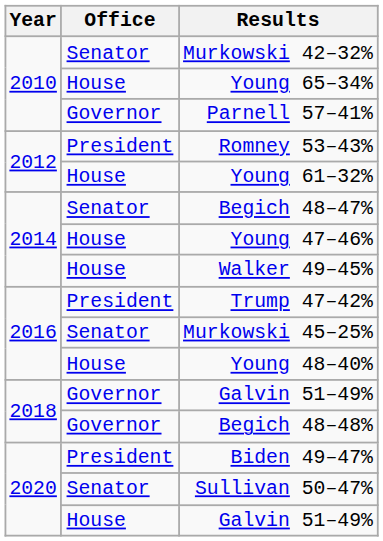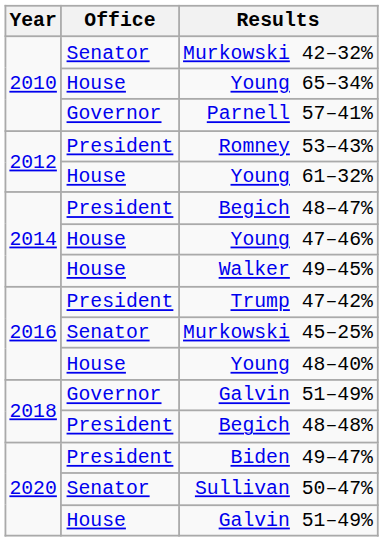(108, 208) Senator -> (120, 208) President
(114, 426) Governor -> (120, 426) President
